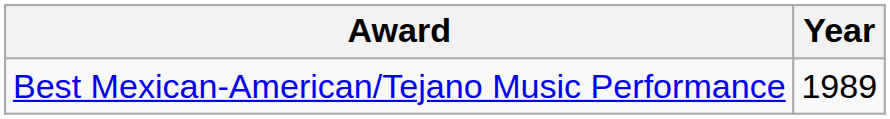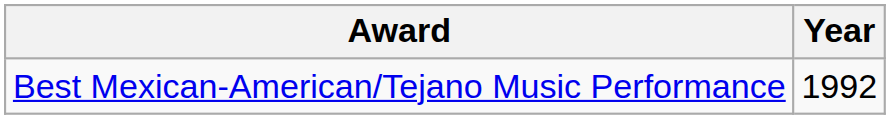(839, 85) 1989 -> (839, 85) 1992
